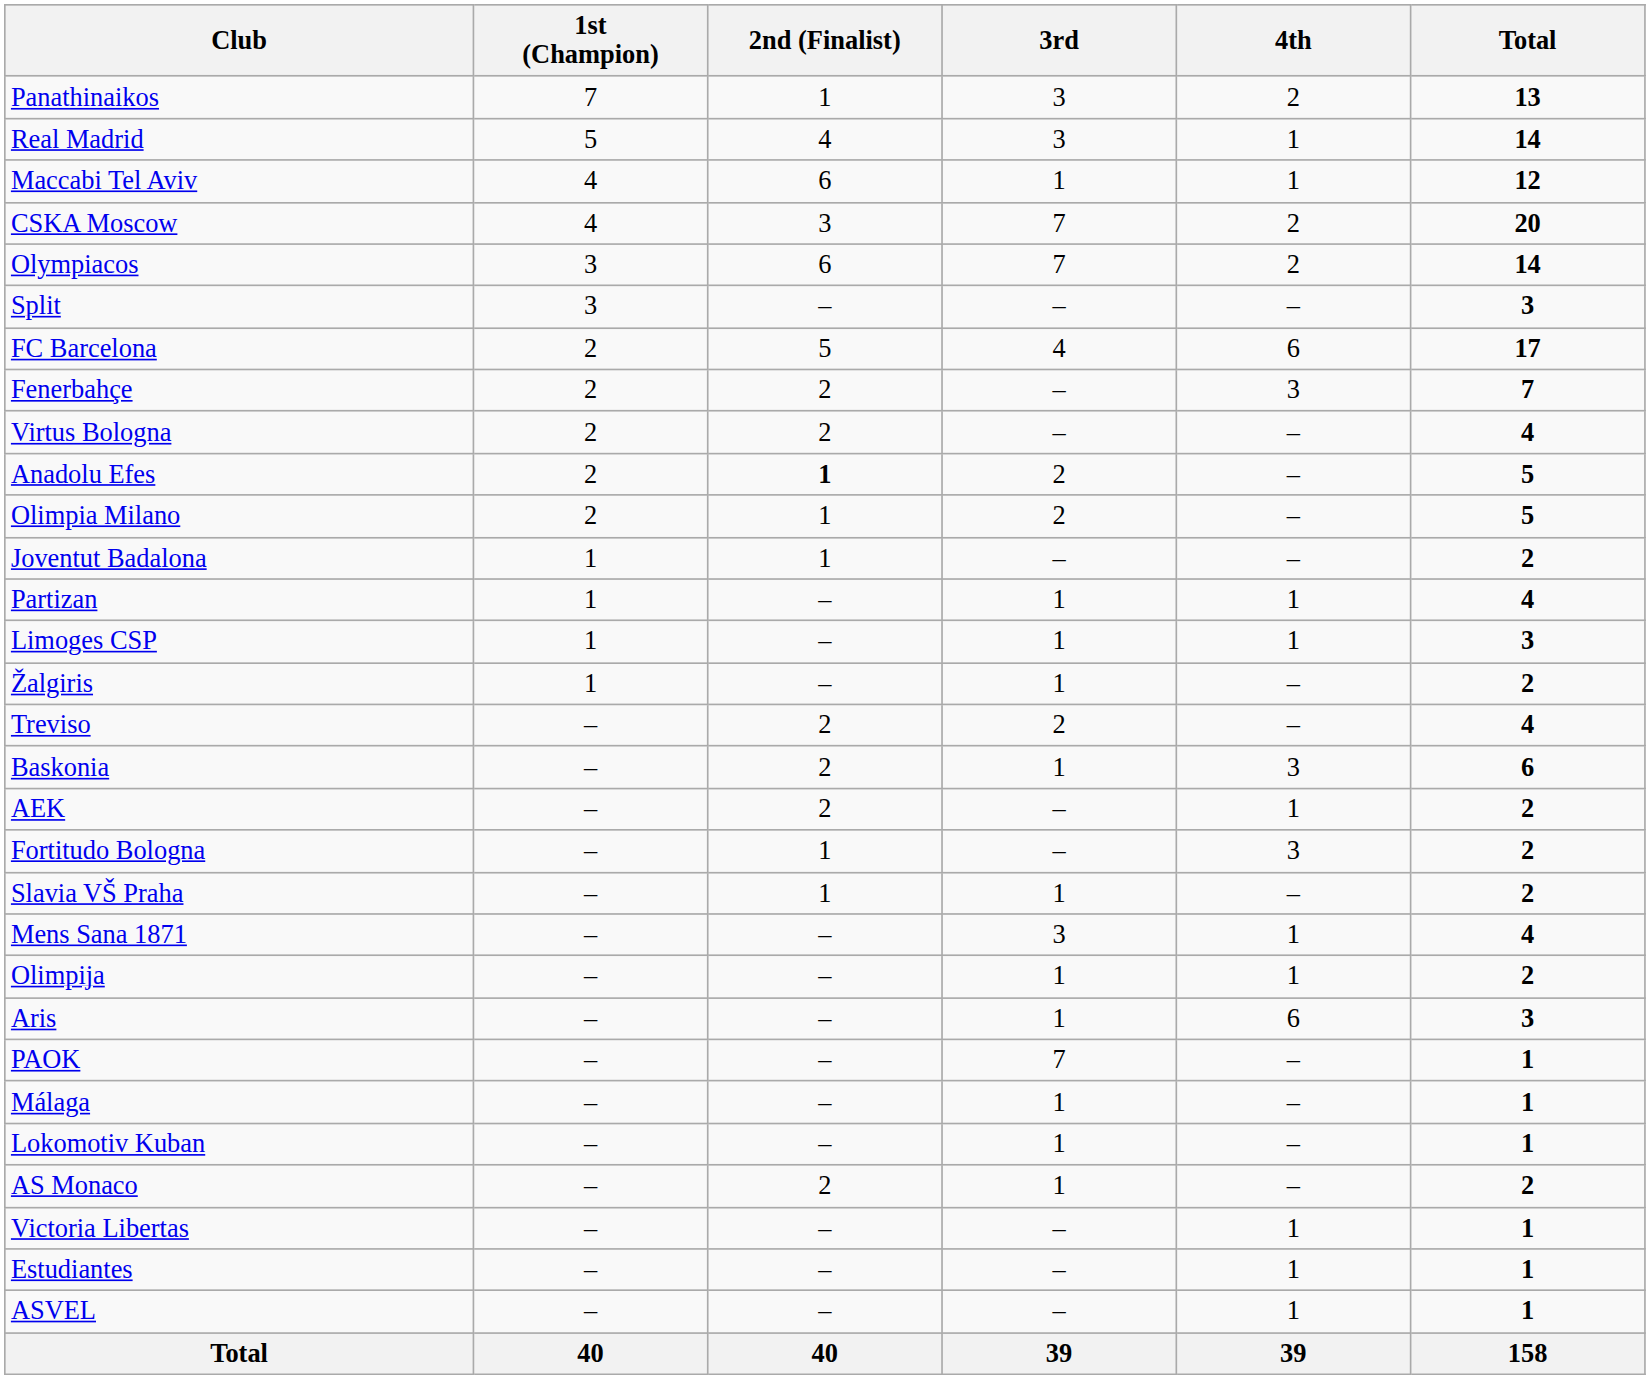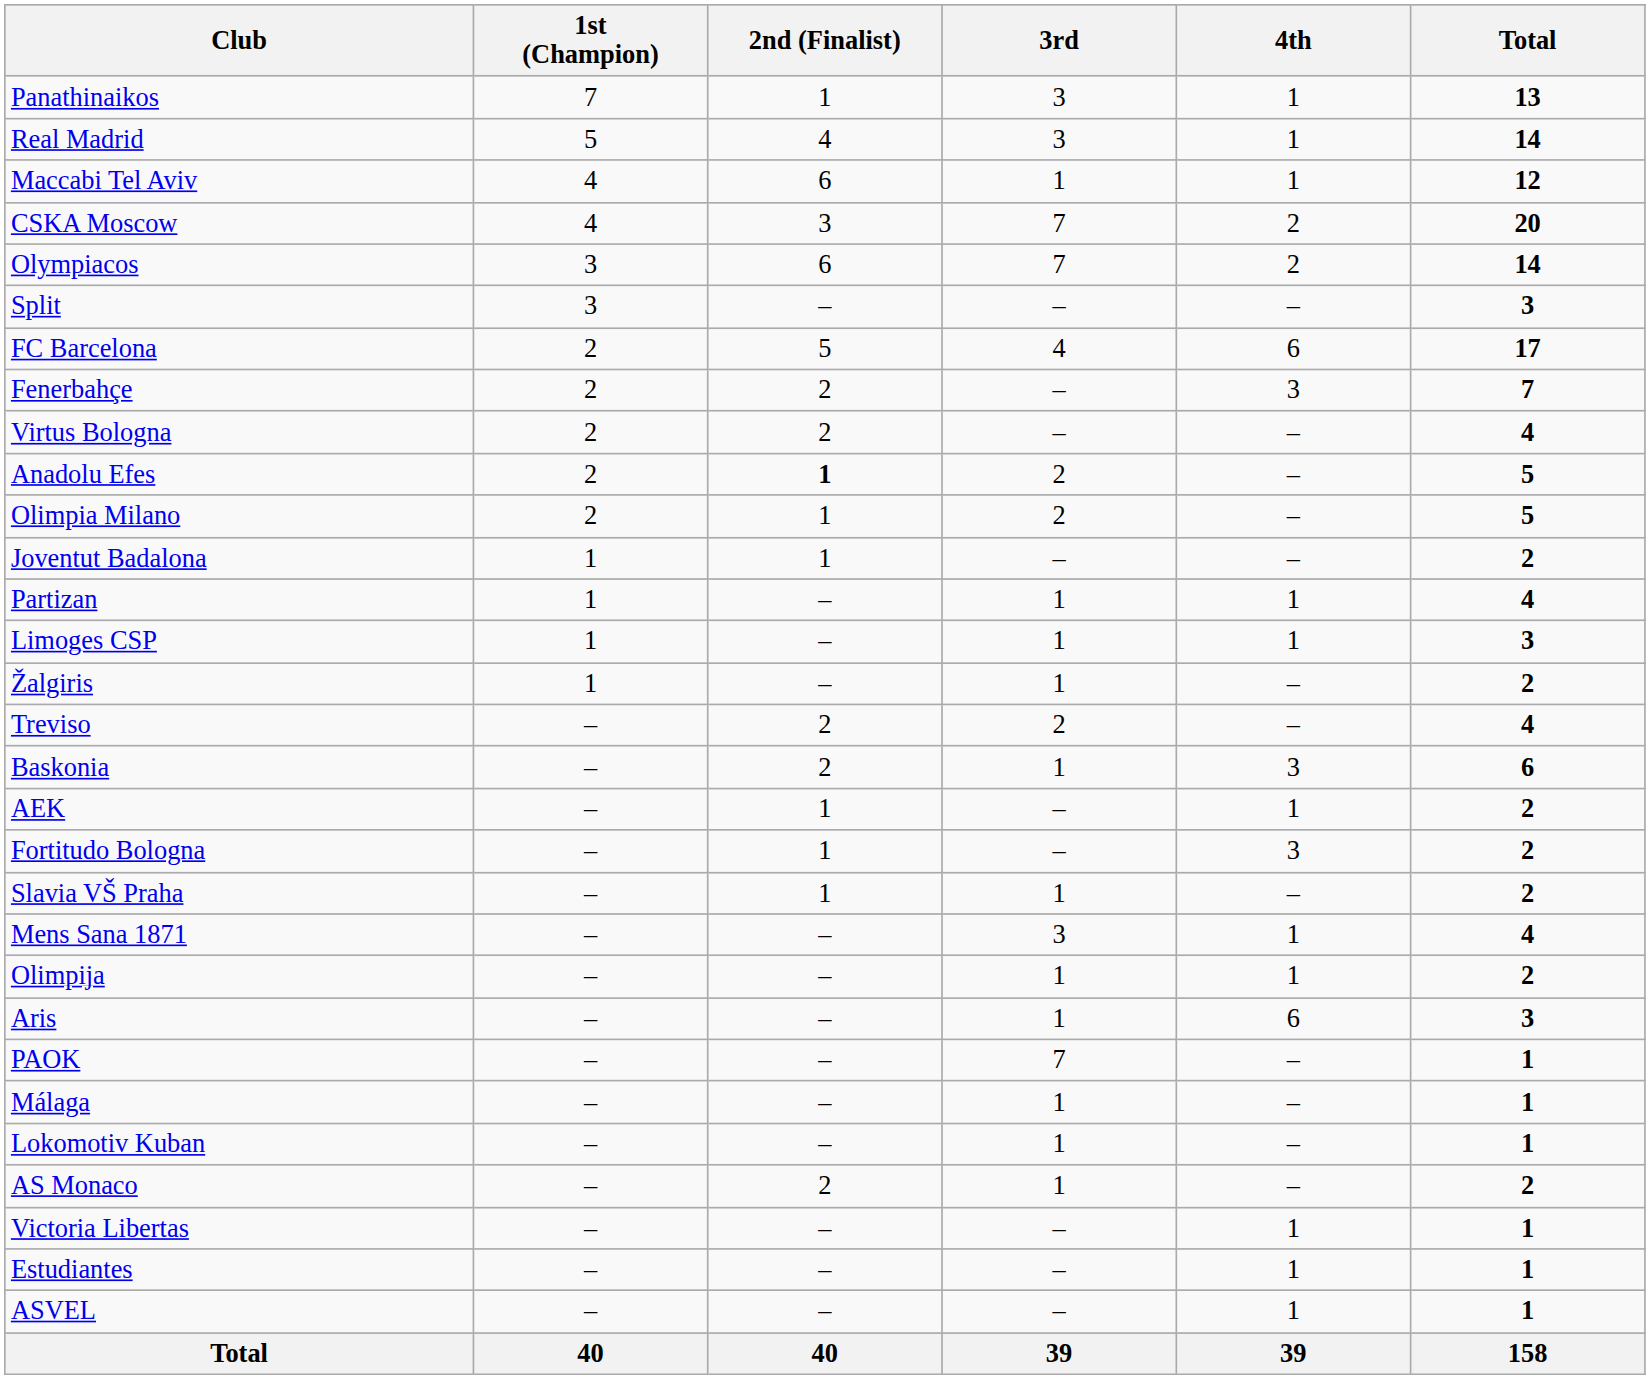(1293, 97) 2 -> (1293, 97) 1
(825, 808) 2 -> (825, 808) 1
